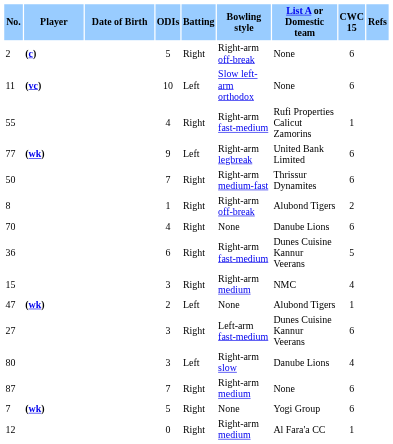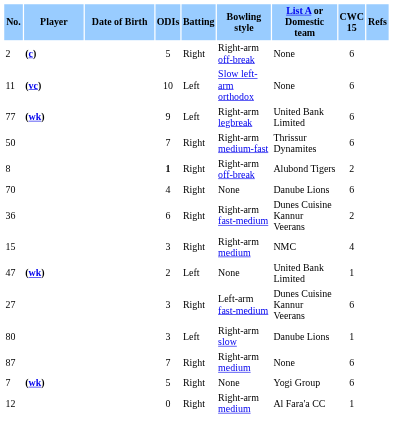- row: (10, 122)
(168, 206) normal -> (168, 169) bold
(352, 253) 5 -> (352, 215) 2
(304, 305) Alubond Tigers -> (299, 273) United Bank Limited
(352, 362) 4 -> (352, 336) 1
